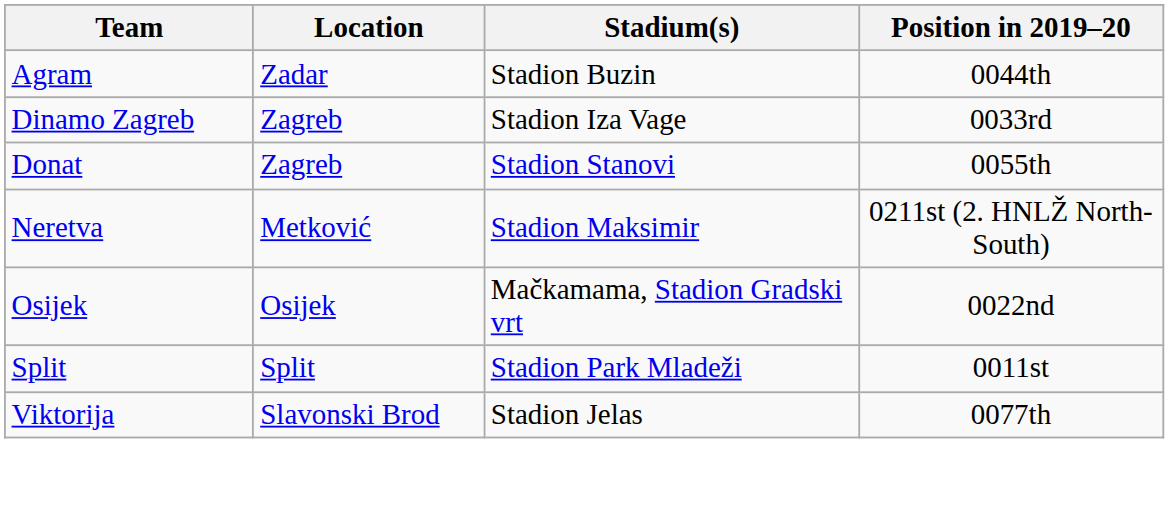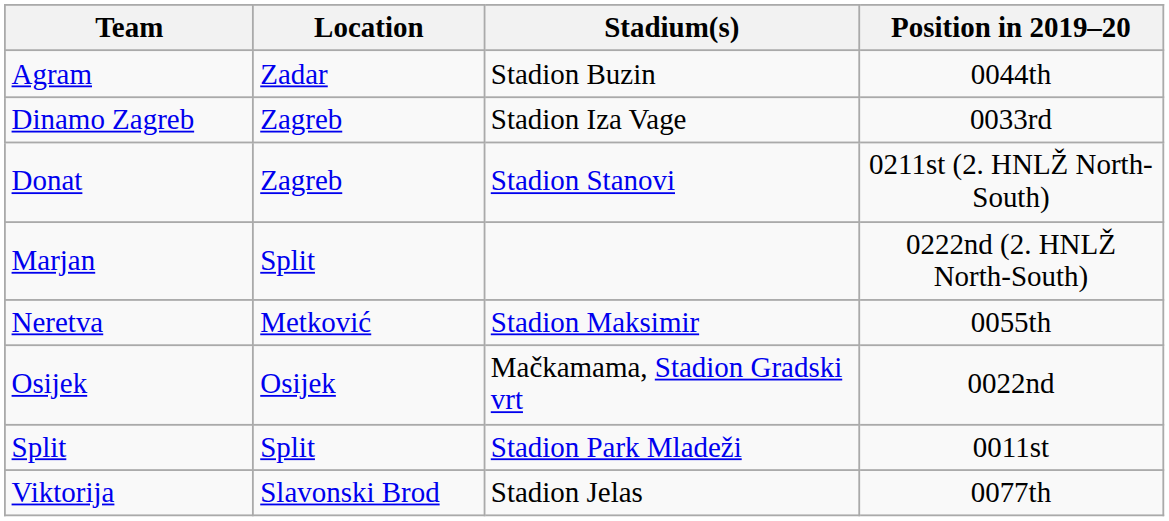(1011, 165) 0055th -> (1011, 181) 0211st (2. HNLŽ North-South)
+ row: (53, 260)
(1011, 227) 0211st (2. HNLŽ North-South) -> (1011, 322) 0055th
